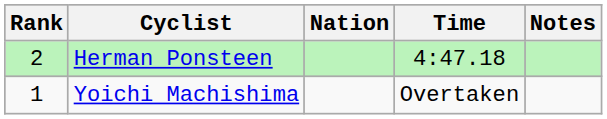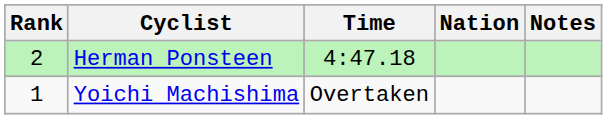columns swapped: (349, 23) <-> (459, 23)
